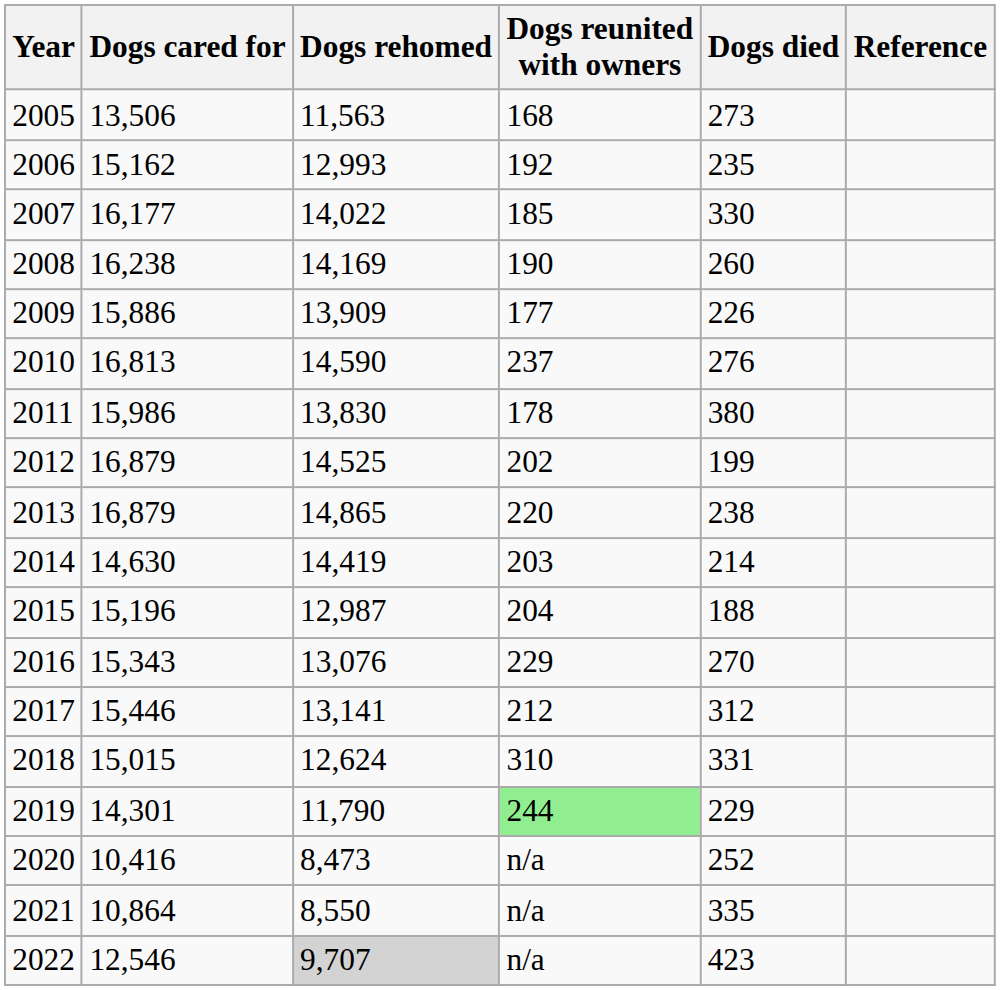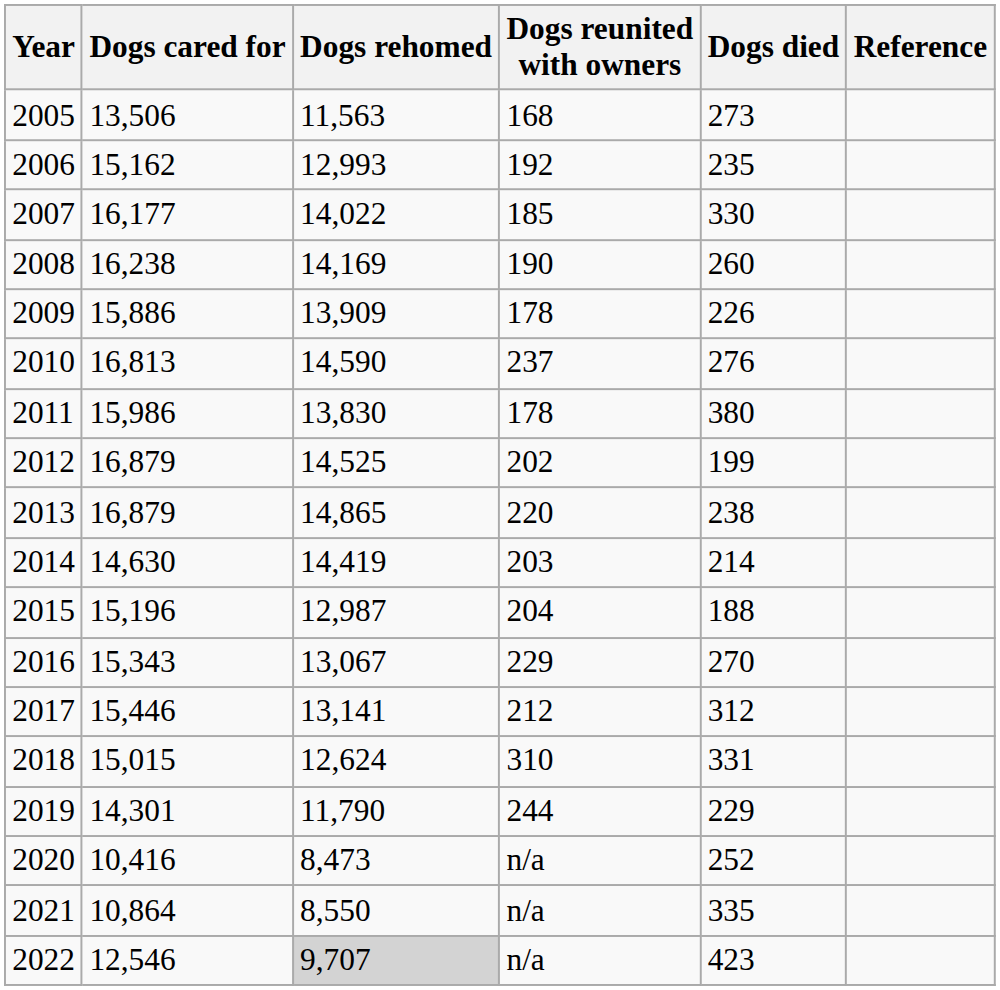(530, 313) 177 -> (530, 313) 178
(343, 661) 13,076 -> (343, 661) 13,067
(530, 810) lightgreen background -> (530, 810) no background
